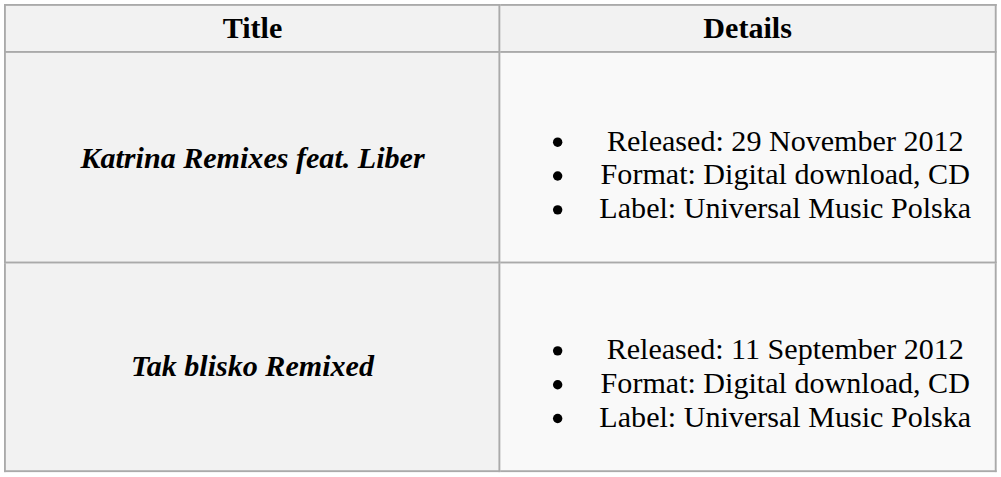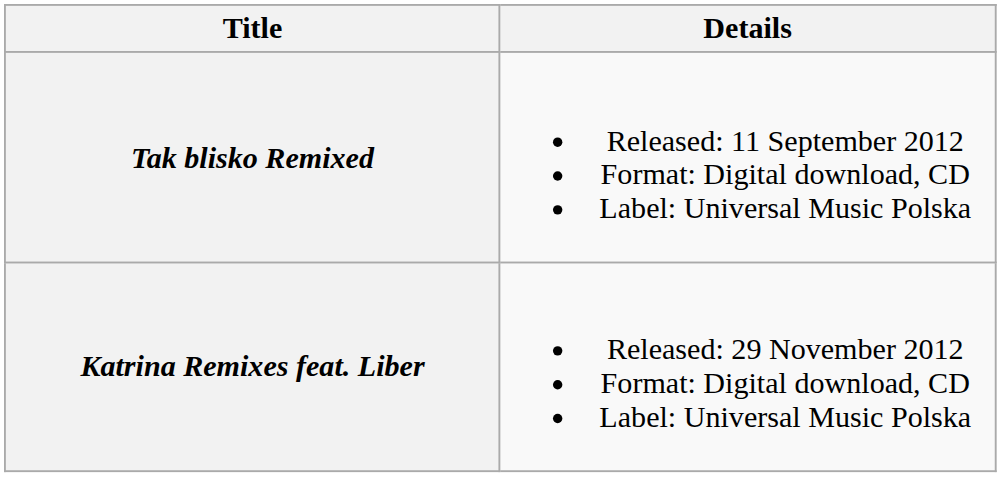rows swapped: (253, 366) <-> (252, 156)
